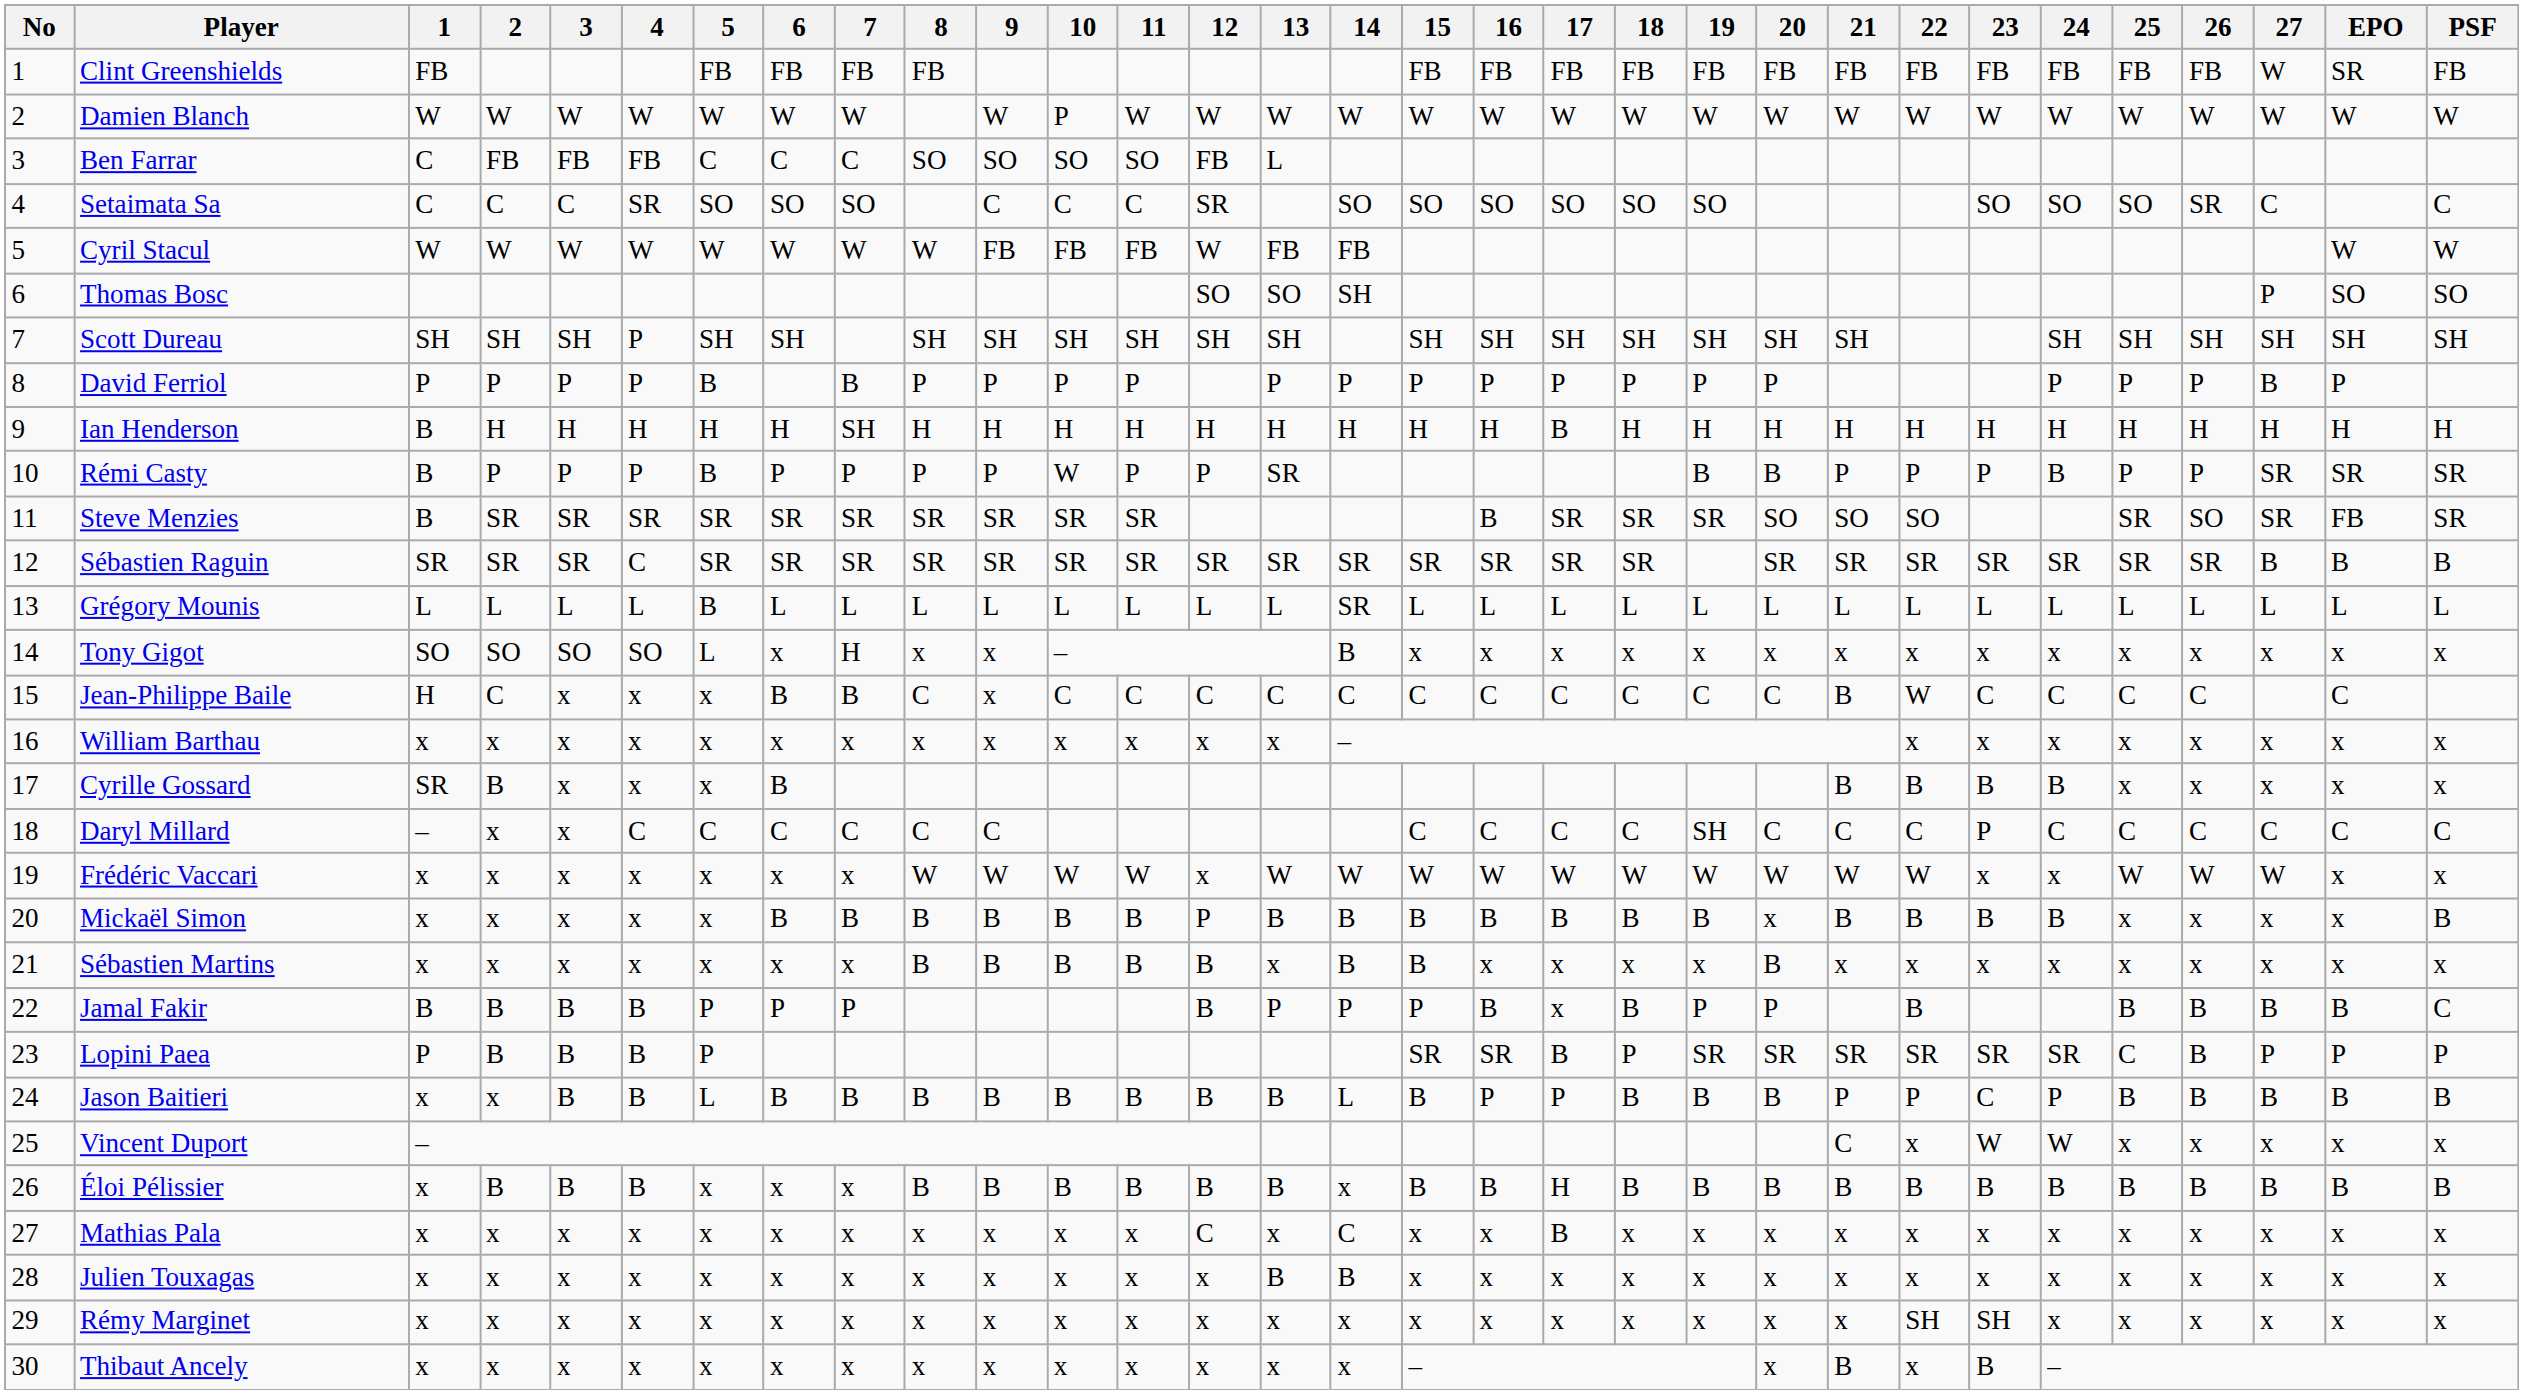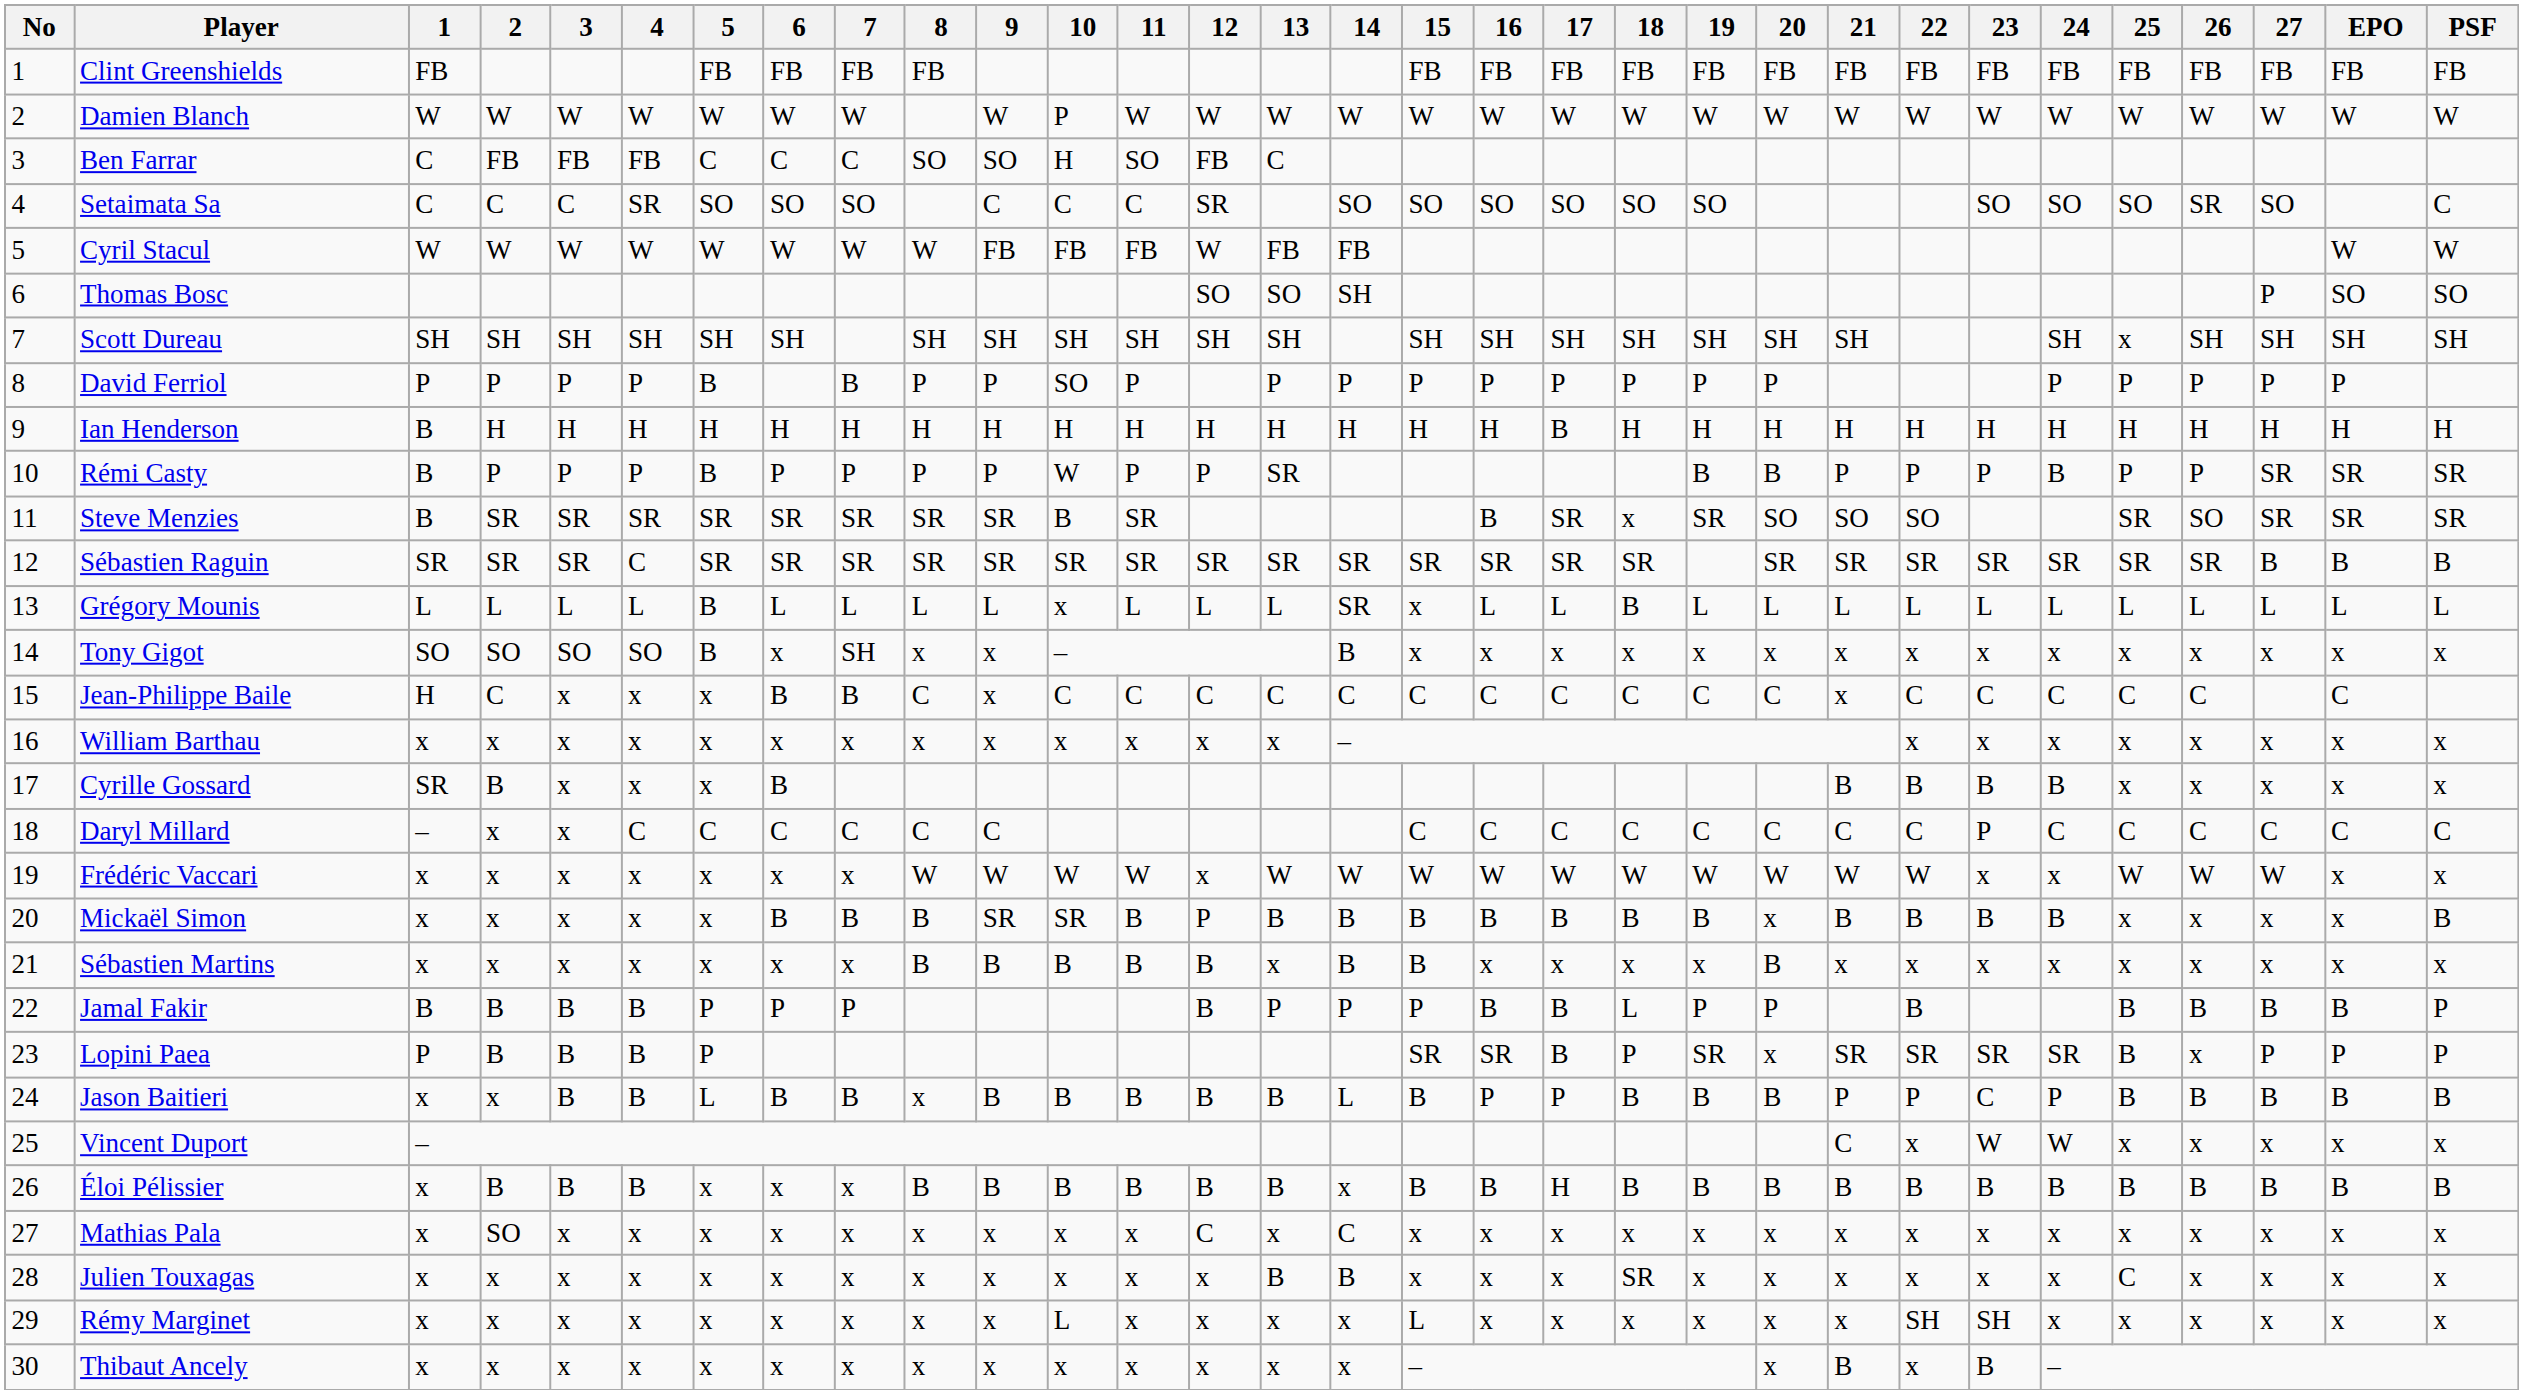(2273, 71) W -> (2277, 71) FB
(2348, 71) SR -> (2348, 71) FB
(1071, 160) SO -> (1064, 160) H
(1275, 160) L -> (1276, 160) C
(2269, 205) C -> (2277, 205) SO
(636, 338) P -> (645, 338) SH
(2135, 338) SH -> (2125, 338) x
(1061, 383) P -> (1071, 383) SO
(2269, 383) B -> (2268, 383) P
(858, 428) SH -> (851, 428) H
(1070, 517) SR -> (1063, 517) B
(1638, 517) SR -> (1628, 517) x
(2348, 517) FB -> (2348, 517) SR
(1062, 606) L -> (1061, 606) x
(1417, 606) L -> (1415, 606) x
(1630, 606) L -> (1630, 606) B
(707, 651) L -> (708, 651) B
(851, 651) H -> (858, 651) SH
(1843, 696) B -> (1841, 696) x
(1918, 696) W -> (1914, 696) C
(1710, 830) SH -> (1701, 830) C
(992, 919) B -> (999, 919) SR
(1063, 919) B -> (1070, 919) SR
(1557, 1008) x -> (1559, 1008) B
(1630, 1008) B -> (1630, 1008) L
(2442, 1008) C -> (2441, 1008) P
(1780, 1053) SR -> (1770, 1053) x
(2127, 1053) C -> (2127, 1053) B
(2198, 1053) B -> (2196, 1053) x
(921, 1098) B -> (919, 1098) x
(493, 1231) x -> (503, 1231) SO
(1559, 1231) B -> (1557, 1231) x
(1628, 1276) x -> (1638, 1276) SR
(2125, 1276) x -> (2127, 1276) C
(1061, 1321) x -> (1062, 1321) L
(1415, 1321) x -> (1417, 1321) L
